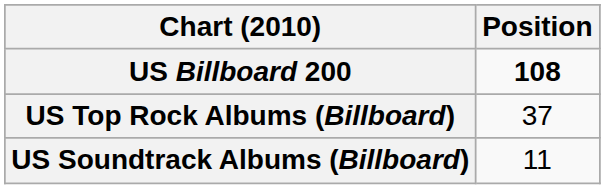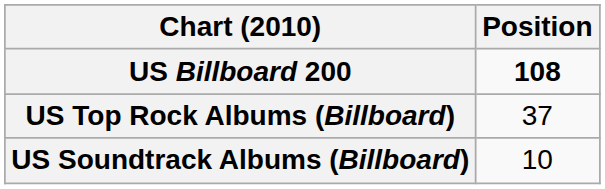(537, 159) 11 -> (537, 159) 10
